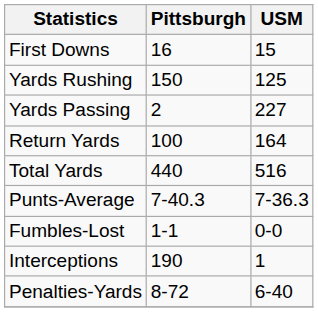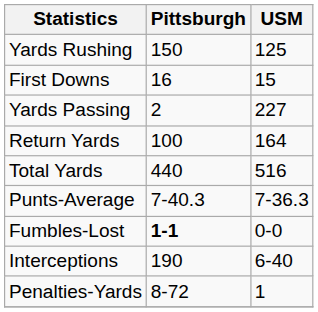rows swapped: (59, 49) <-> (71, 79)
(165, 230) normal -> (165, 230) bold
(260, 261) 1 -> (274, 261) 6-40
(274, 291) 6-40 -> (260, 291) 1
